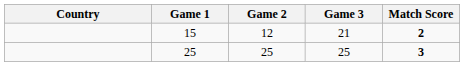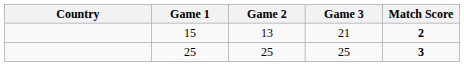(267, 33) 12 -> (267, 33) 13
